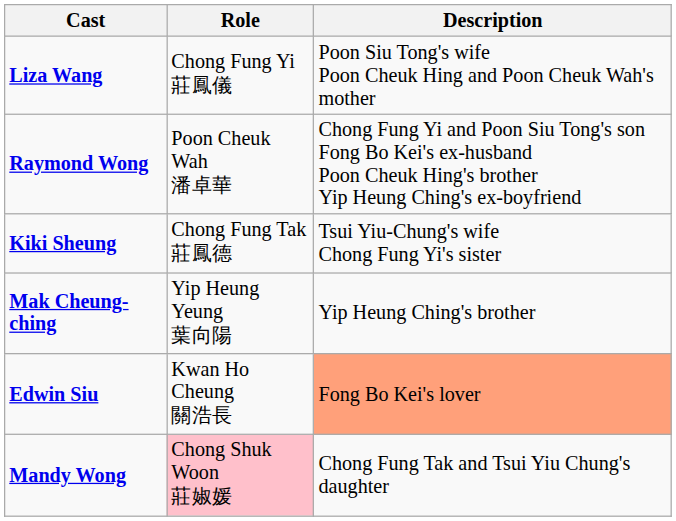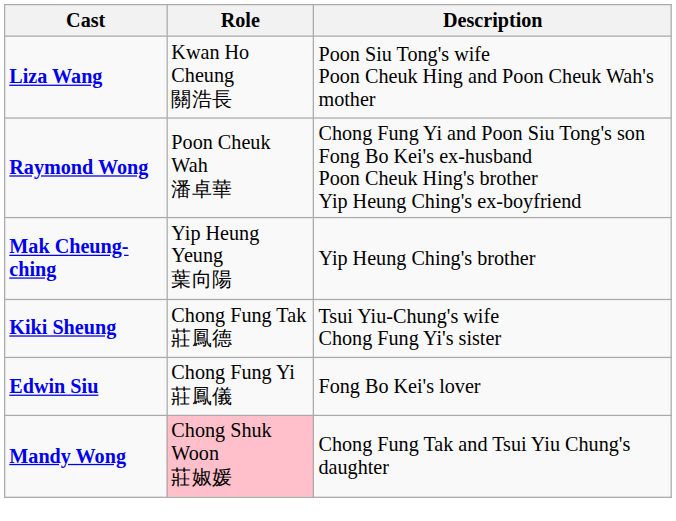(233, 73) Chong Fung Yi 莊鳳儀 -> (210, 75) Kwan Ho Cheung 關浩長
rows swapped: (69, 312) <-> (63, 243)
(210, 392) Kwan Ho Cheung 關浩長 -> (233, 385) Chong Fung Yi 莊鳳儀
(400, 393) lightsalmon background -> (400, 386) no background
